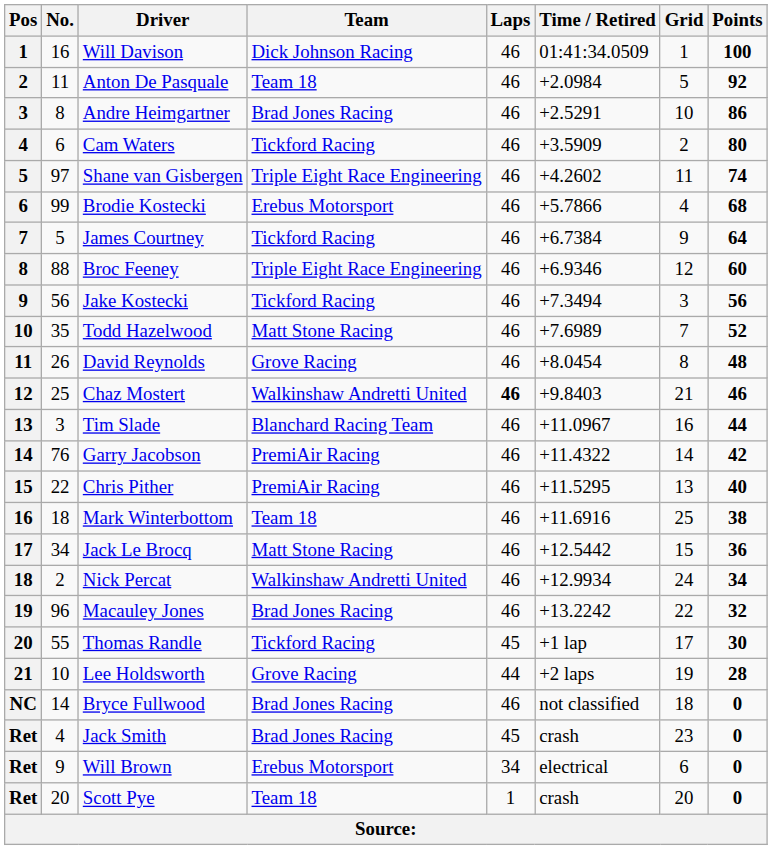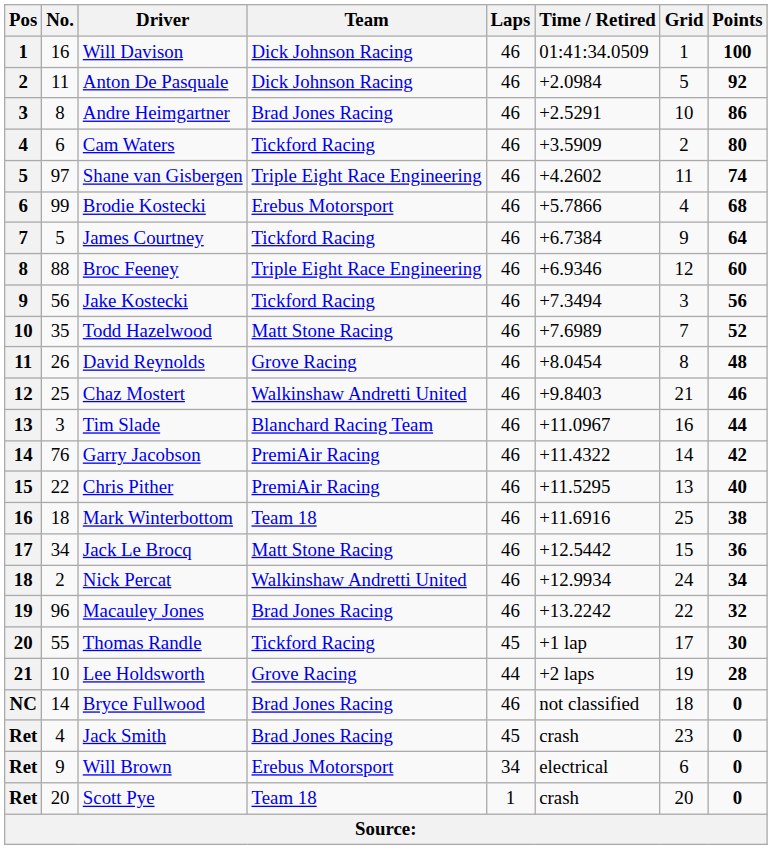(284, 82) Team 18 -> (332, 82) Dick Johnson Racing
(510, 393) bold -> (510, 393) normal
